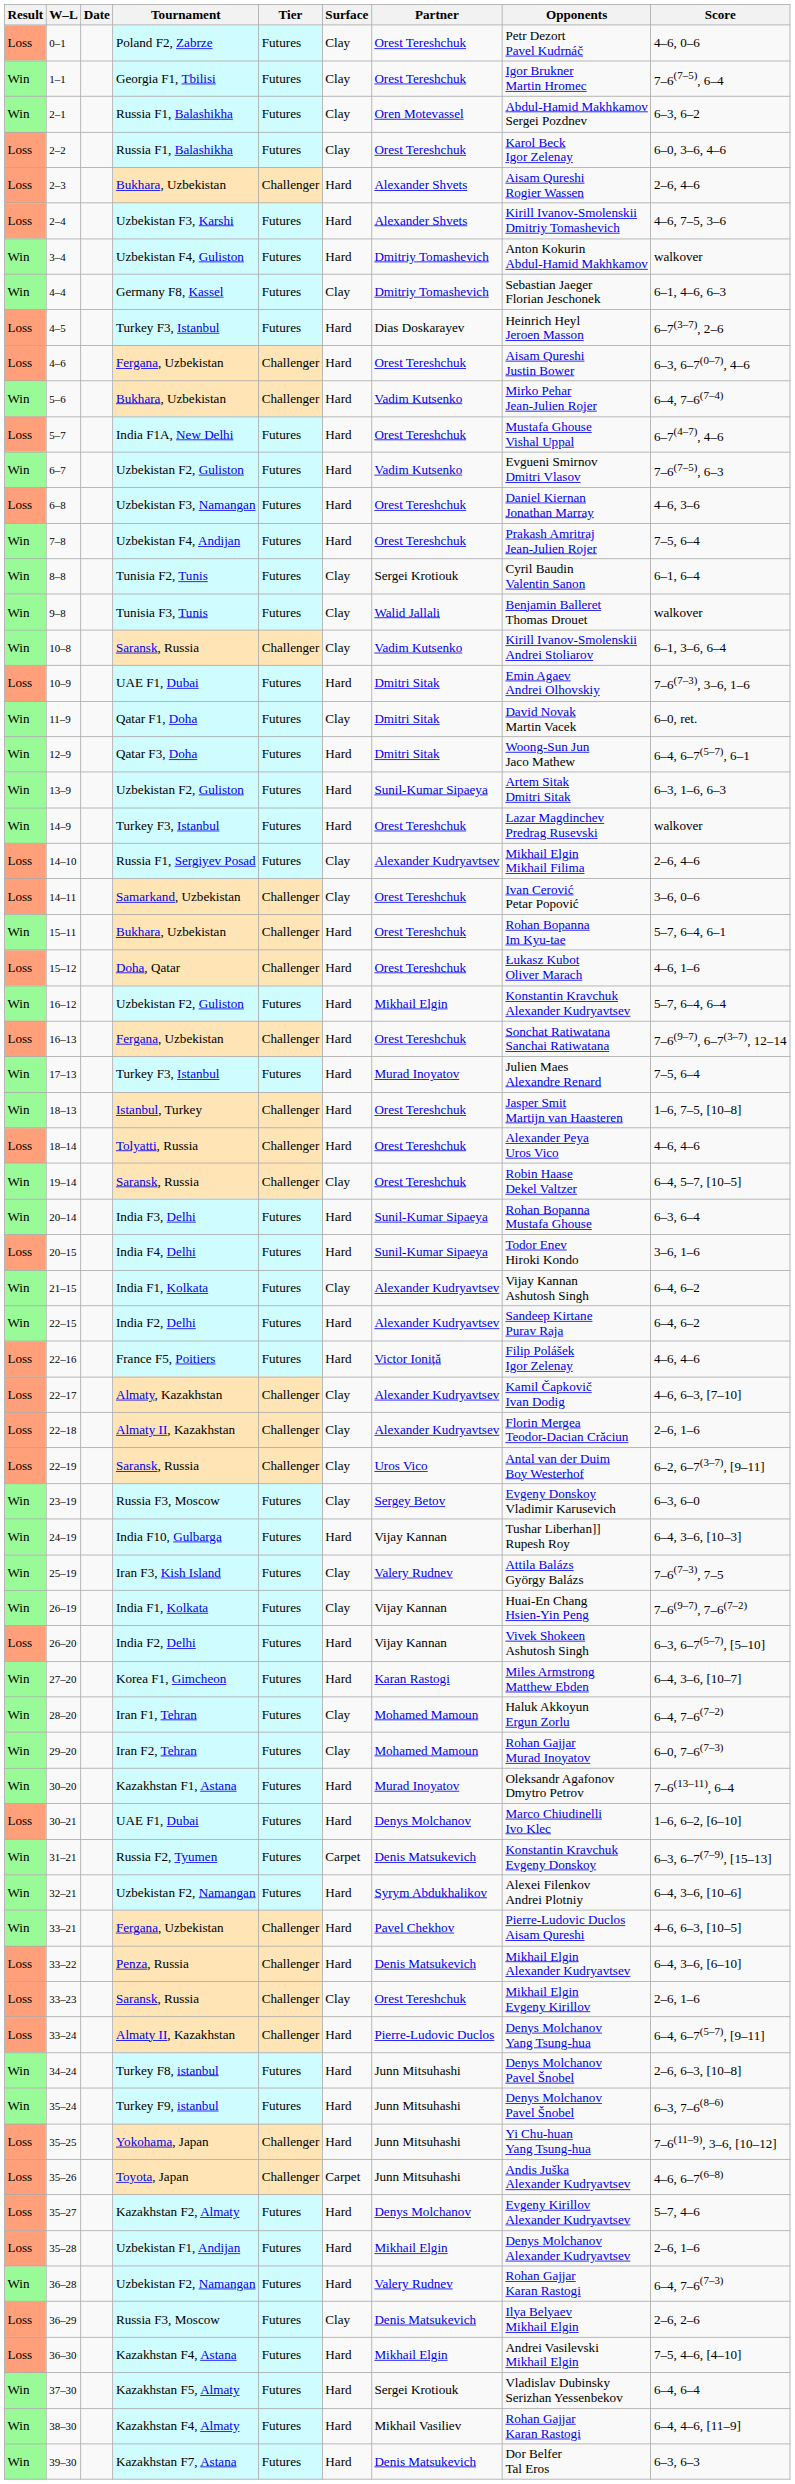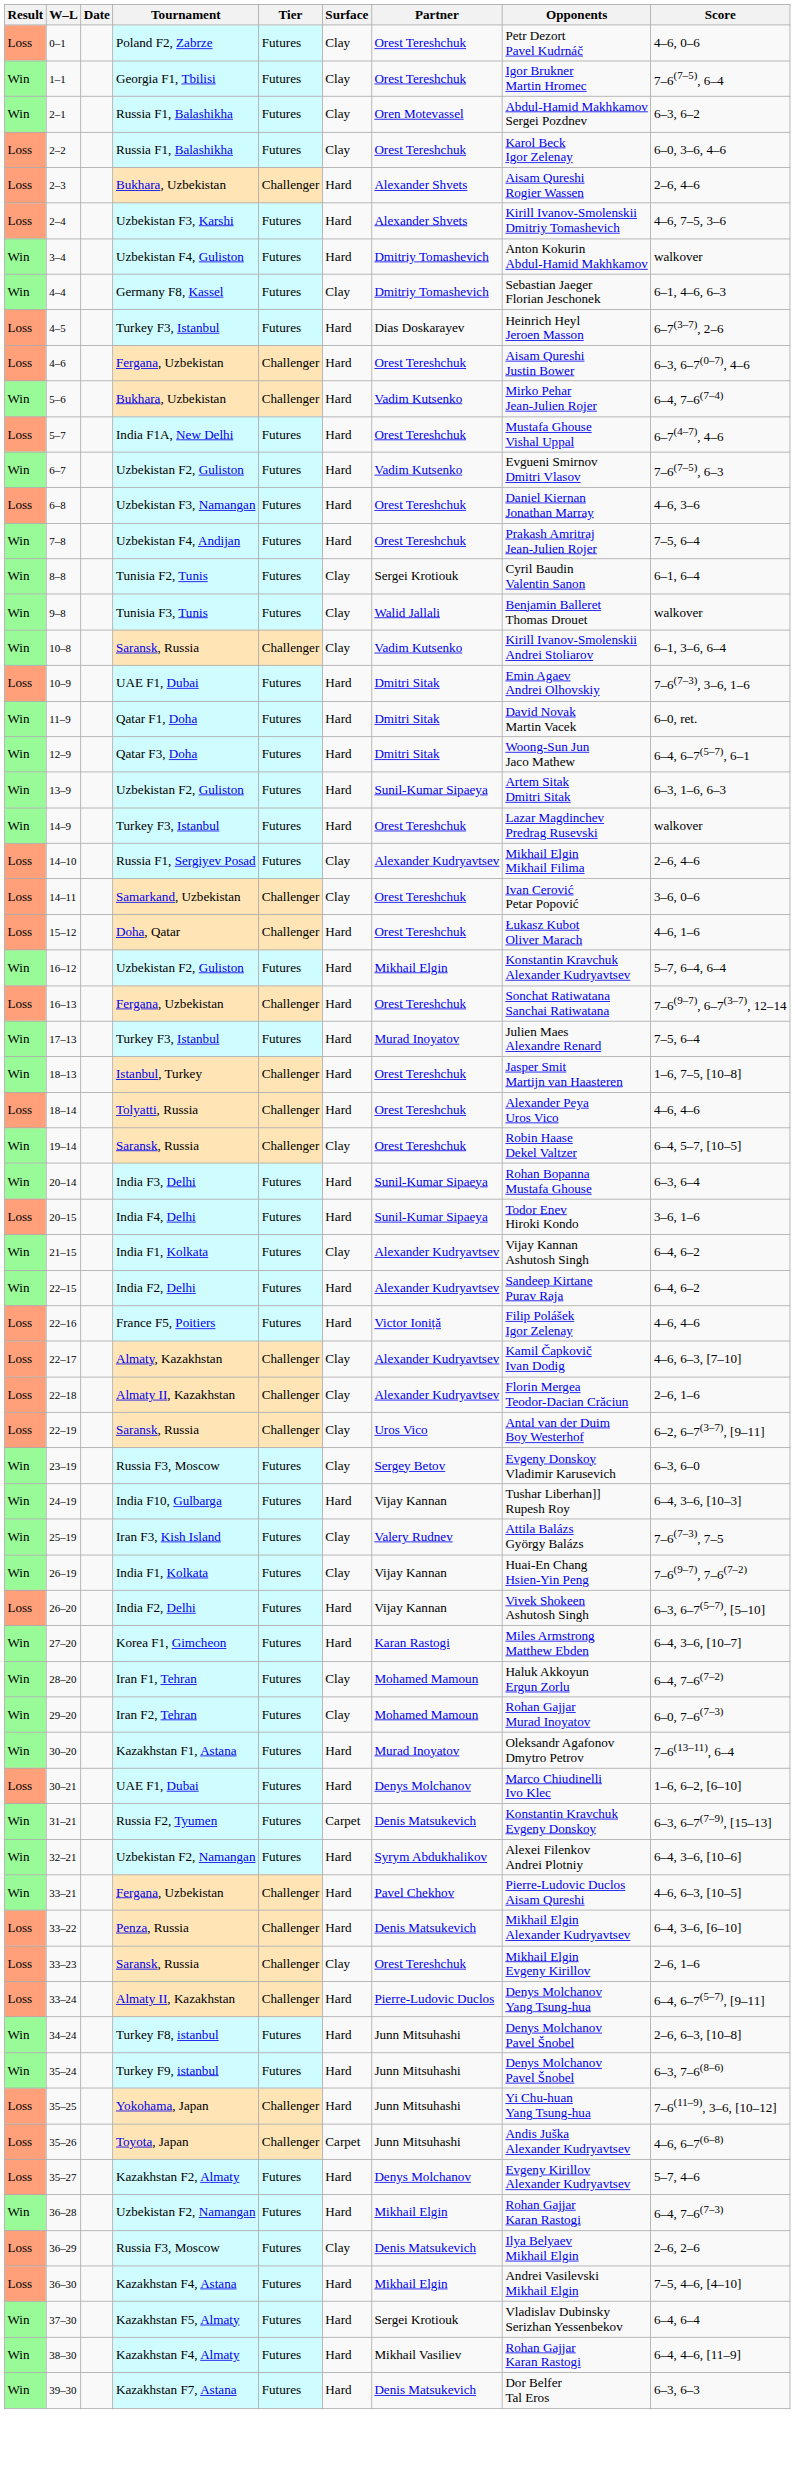(338, 718) Clay -> (338, 718) Hard
- row: (63, 933)
- row: (63, 2249)
(414, 2283) Valery Rudnev -> (411, 2212) Mikhail Elgin
